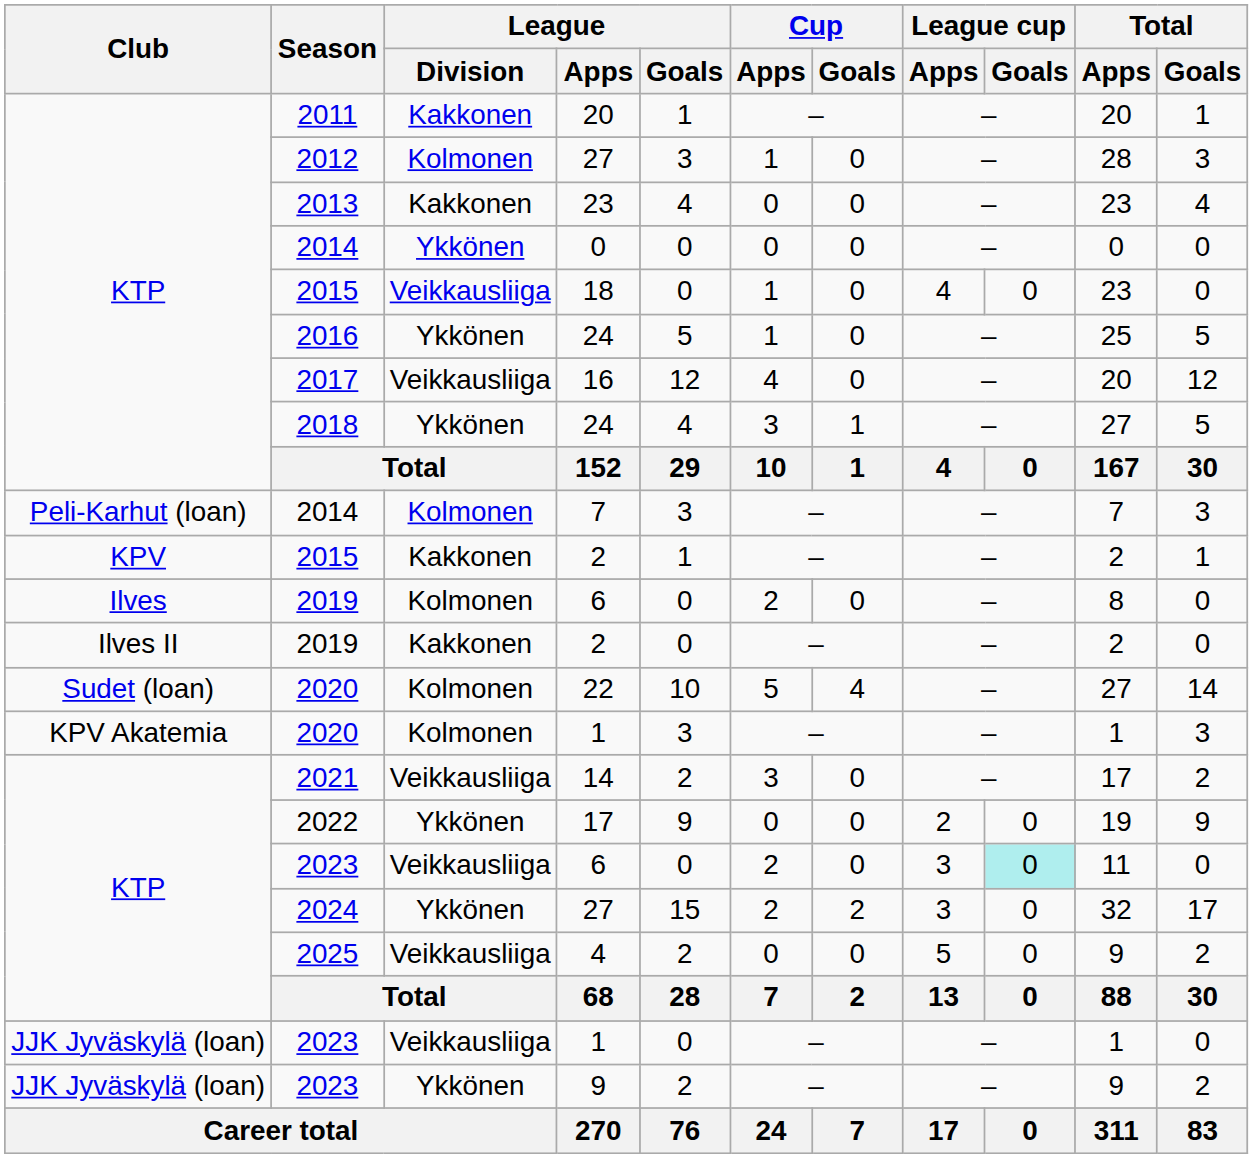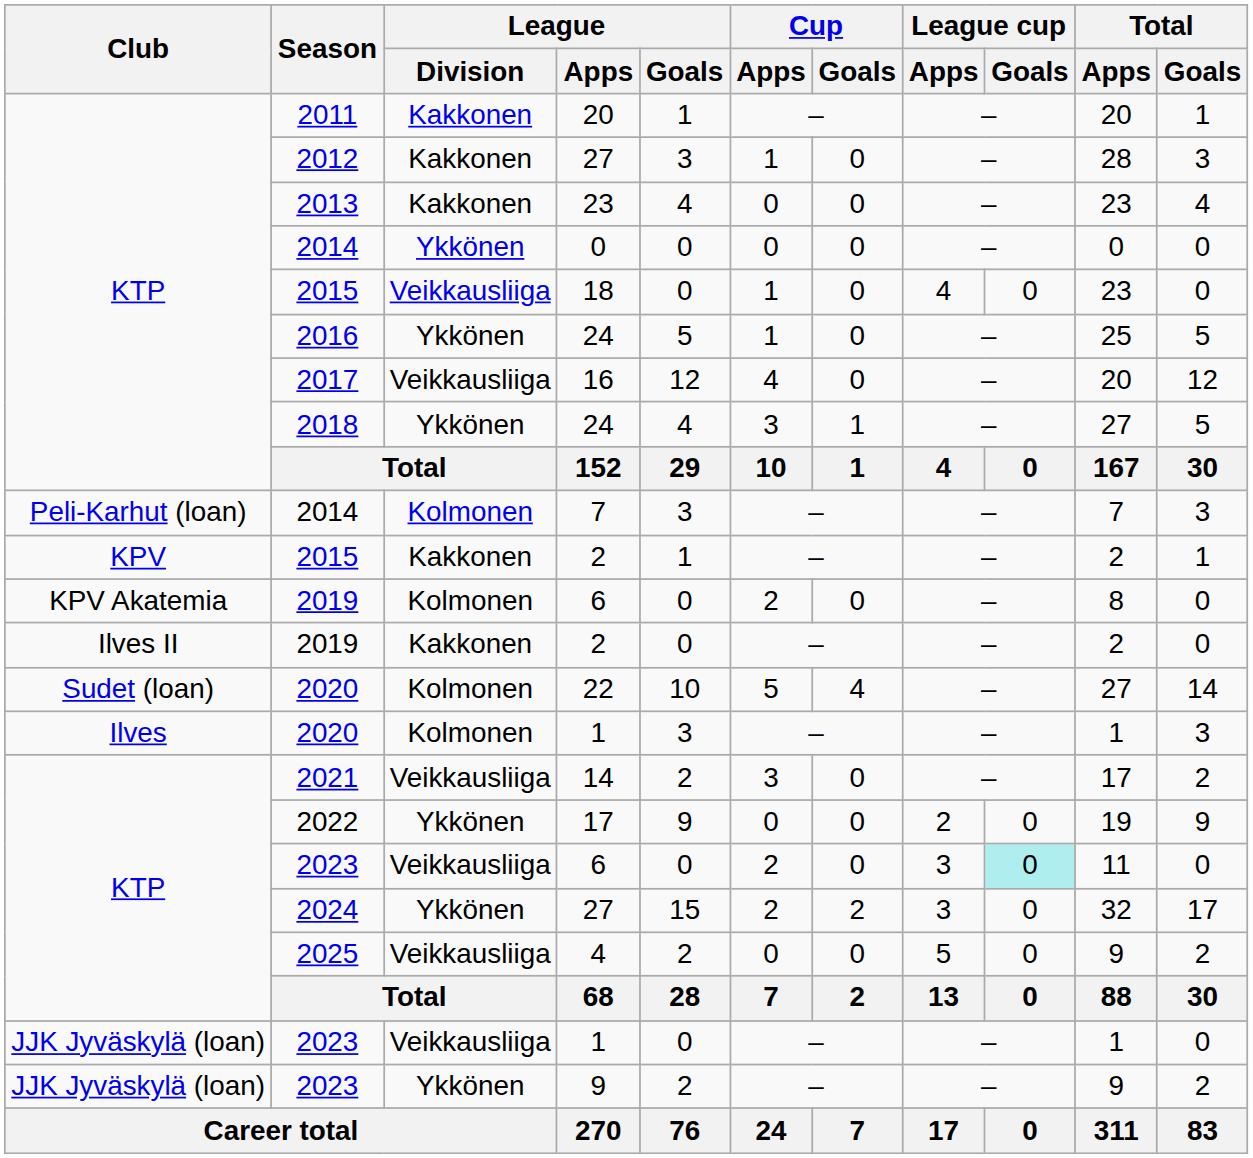(470, 159) Kolmonen -> (470, 159) Kakkonen
(138, 600) Ilves -> (138, 600) KPV Akatemia
(138, 733) KPV Akatemia -> (138, 733) Ilves
